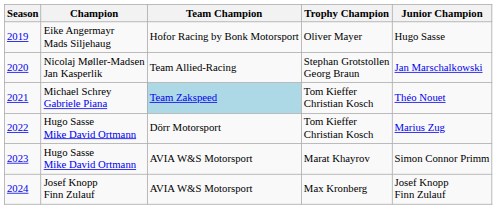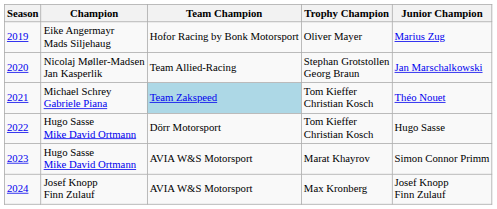(420, 37) Hugo Sasse -> (420, 37) Marius Zug
(420, 128) Marius Zug -> (420, 128) Hugo Sasse
